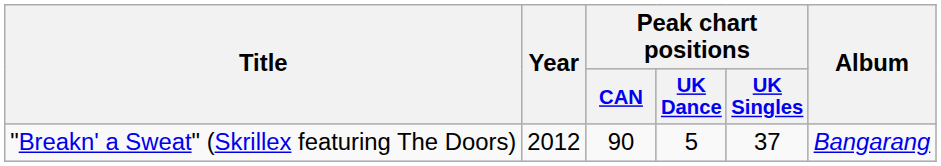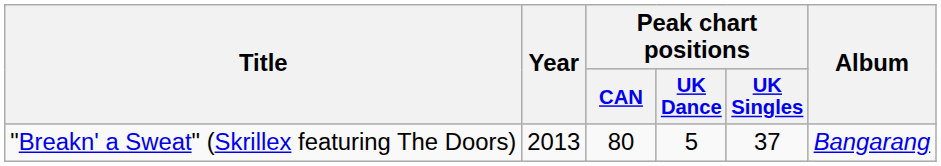(554, 142) 2012 -> (554, 142) 2013
(621, 142) 90 -> (621, 142) 80
